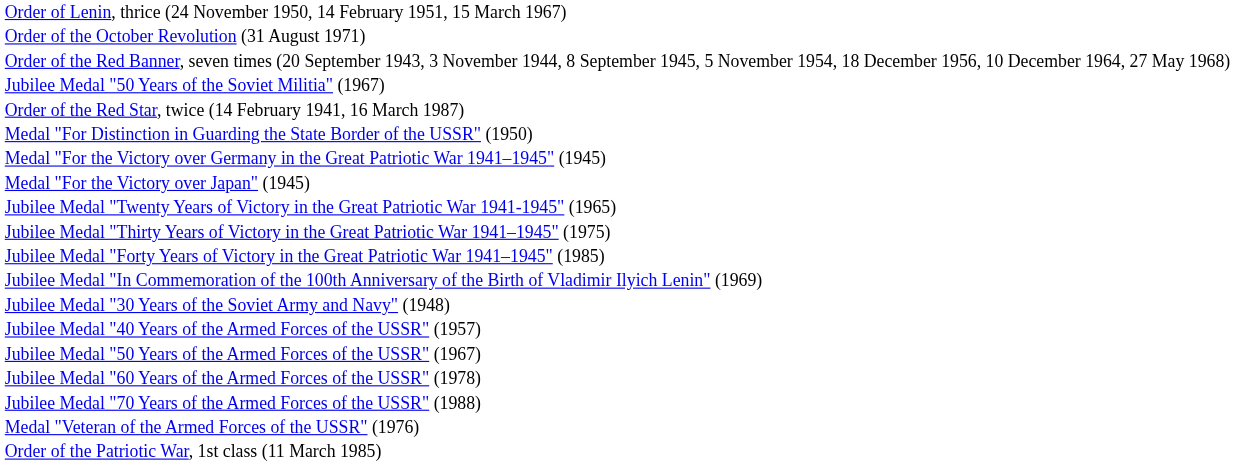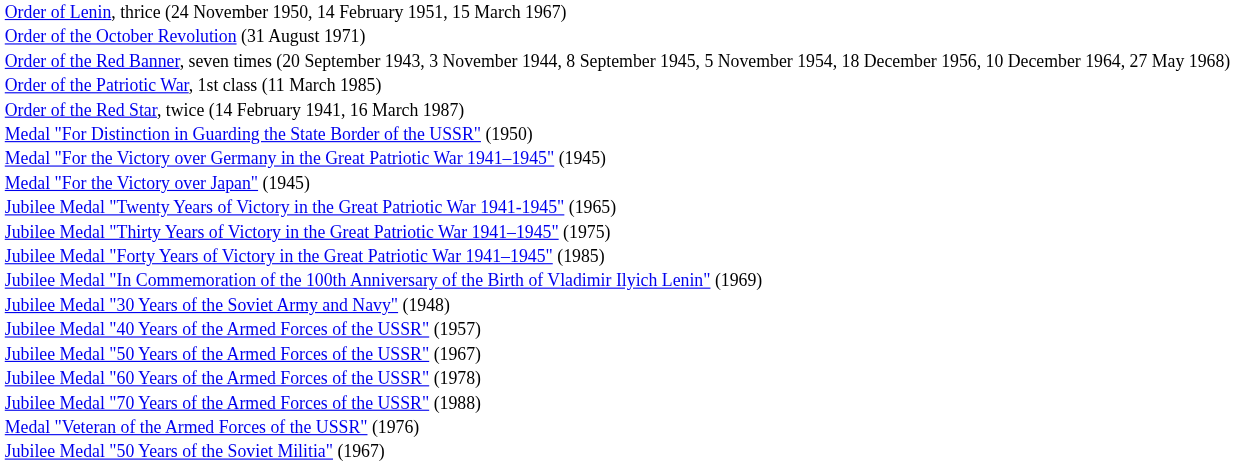rows swapped: (193, 451) <-> (195, 85)
